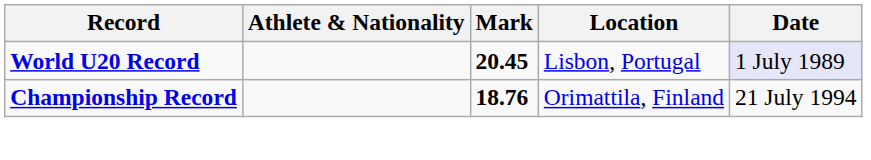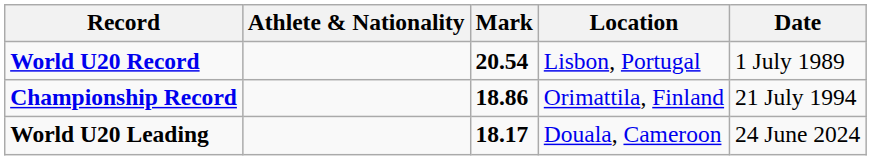(502, 60) 20.45 -> (502, 60) 20.54
(790, 60) lavender background -> (790, 60) no background
(502, 97) 18.76 -> (502, 97) 18.86
+ row: (109, 135)
